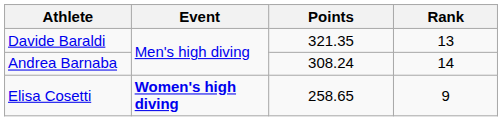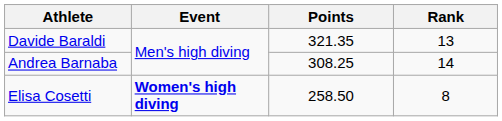(331, 64) 308.24 -> (331, 64) 308.25
(331, 96) 258.65 -> (331, 96) 258.50
(446, 96) 9 -> (446, 96) 8
